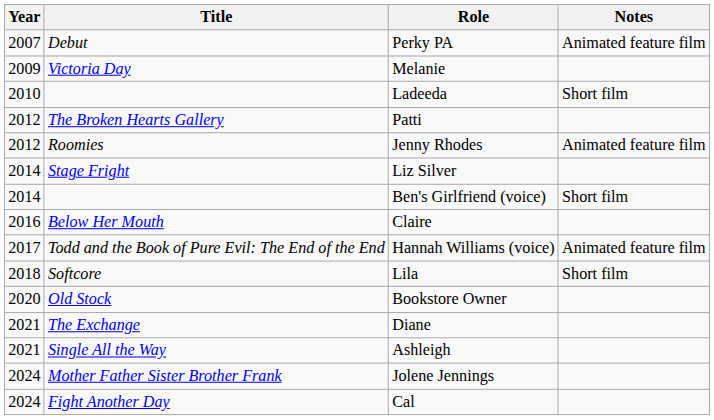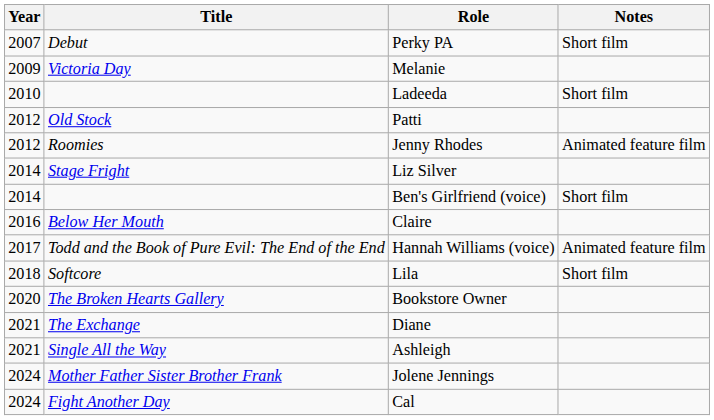(634, 42) Animated feature film -> (595, 42) Short film
(136, 119) The Broken Hearts Gallery -> (80, 119) Old Stock
(80, 299) Old Stock -> (136, 299) The Broken Hearts Gallery
